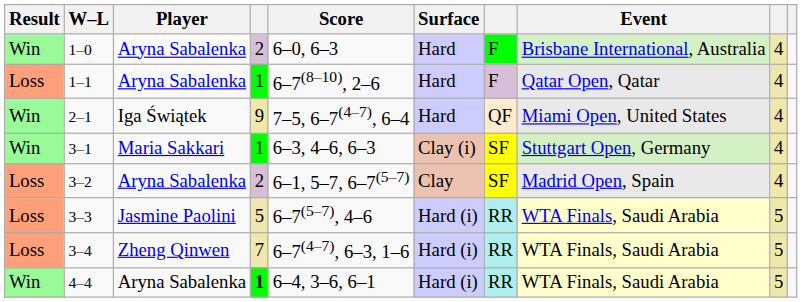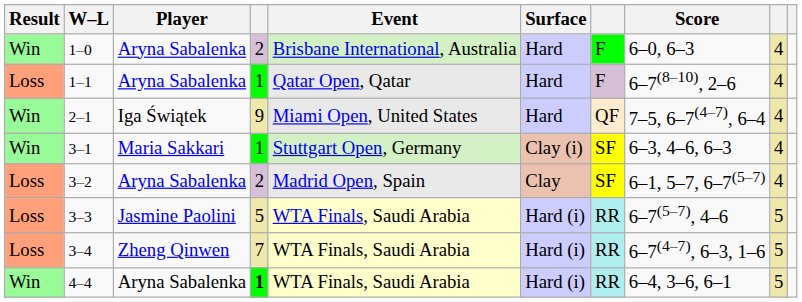columns swapped: (644, 19) <-> (341, 19)
